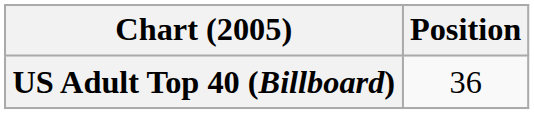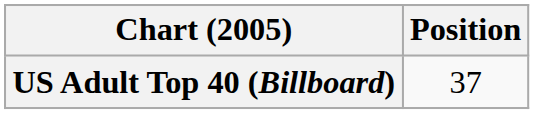(466, 81) 36 -> (466, 81) 37
